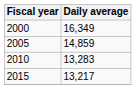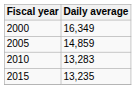(79, 76) 13,217 -> (79, 76) 13,235
